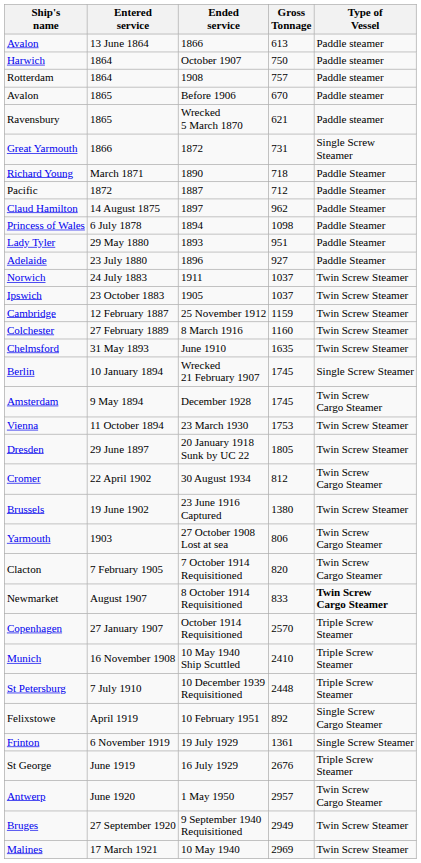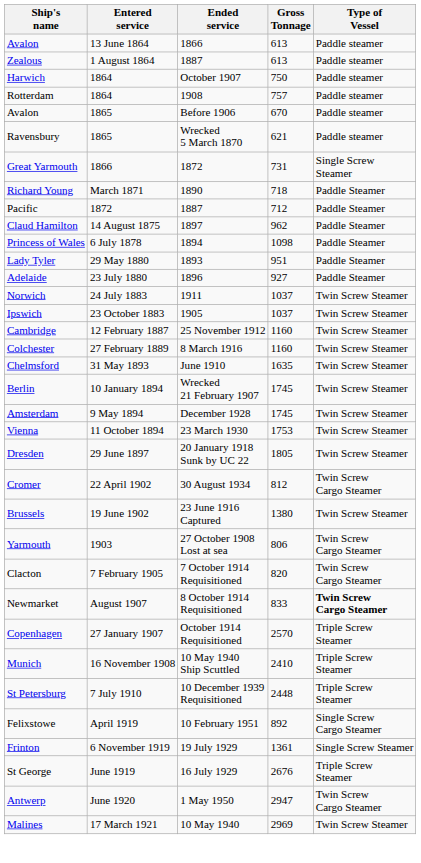+ row: (24, 60)
(282, 313) 1159 -> (281, 330) 1160
(365, 371) Single Screw Steamer -> (362, 389) Twin Screw Steamer
(349, 401) Twin Screw Cargo Steamer -> (362, 413) Twin Screw Steamer
(282, 795) 2957 -> (282, 801) 2947
- row: (23, 825)
